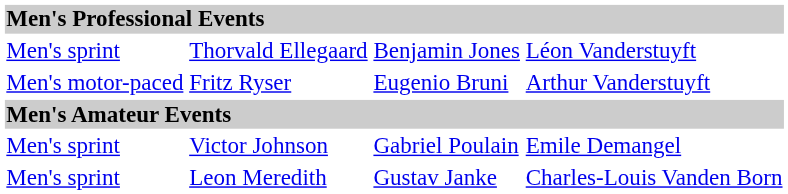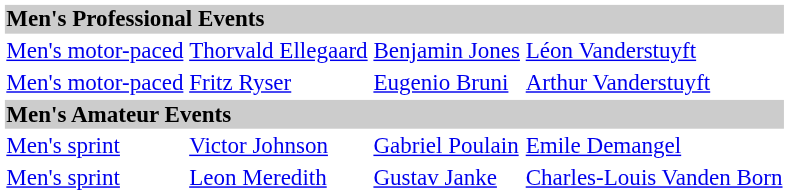(63, 50) Men's sprint -> (95, 50) Men's motor-paced
